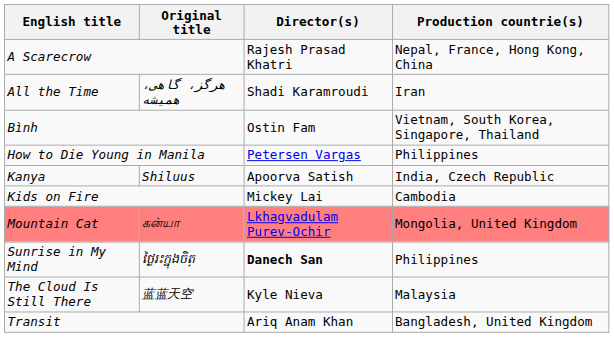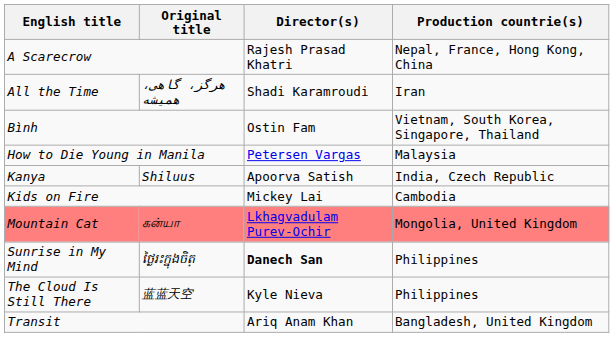(437, 155) Philippines -> (425, 155) Malaysia
(425, 294) Malaysia -> (437, 294) Philippines
